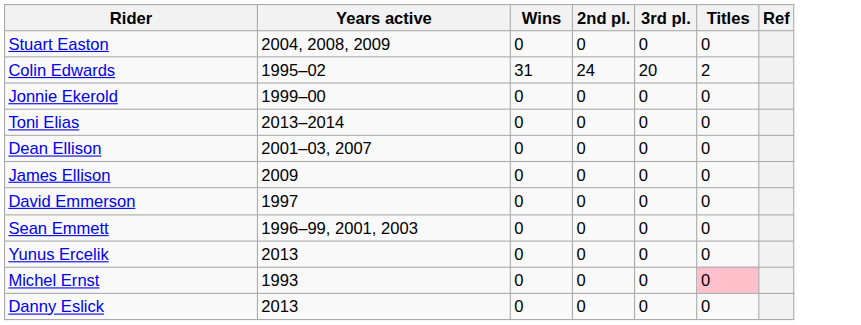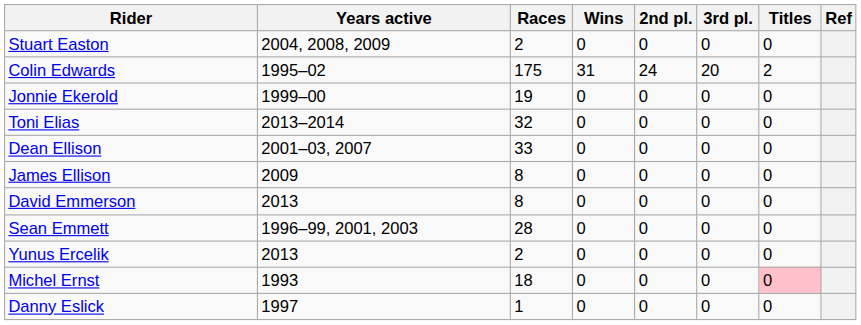+ column: (542, 18)
(280, 201) 1997 -> (280, 201) 2013
(280, 306) 2013 -> (280, 306) 1997
